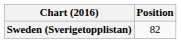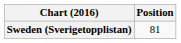(155, 30) 82 -> (155, 30) 81
